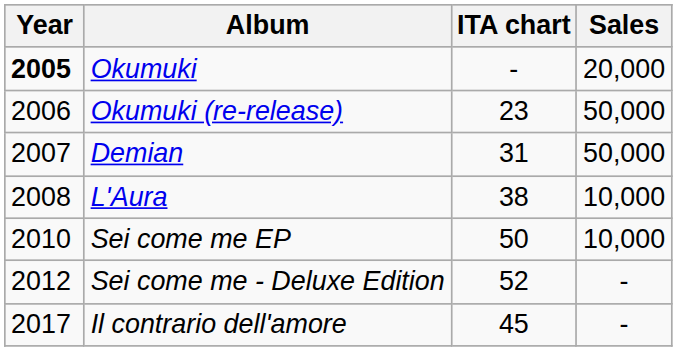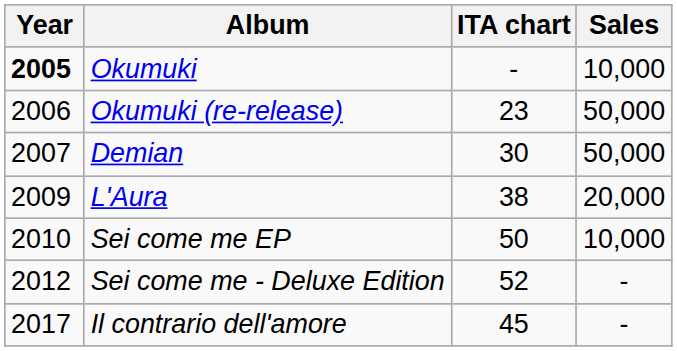(624, 68) 20,000 -> (624, 68) 10,000
(514, 153) 31 -> (514, 153) 30
(41, 196) 2008 -> (41, 196) 2009
(624, 196) 10,000 -> (624, 196) 20,000
